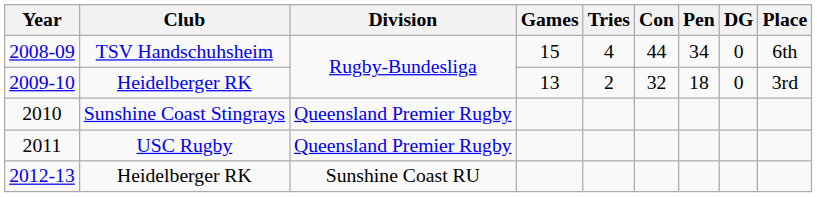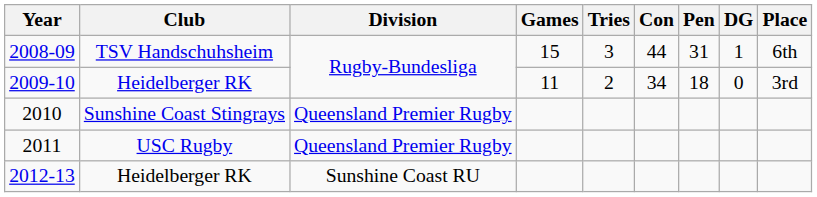(609, 51) 4 -> (609, 51) 3
(699, 51) 34 -> (699, 51) 31
(739, 51) 0 -> (739, 51) 1
(550, 82) 13 -> (550, 82) 11
(657, 82) 32 -> (657, 82) 34
